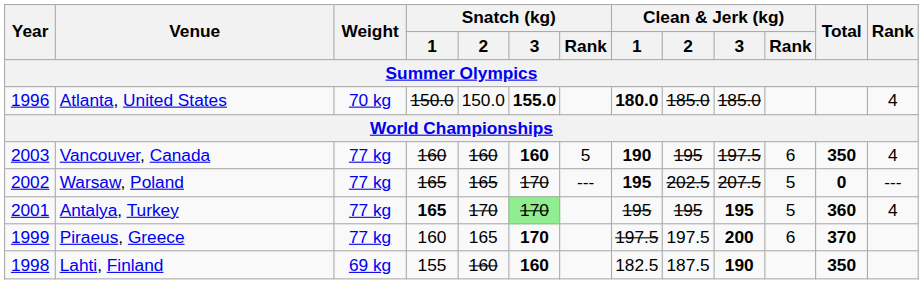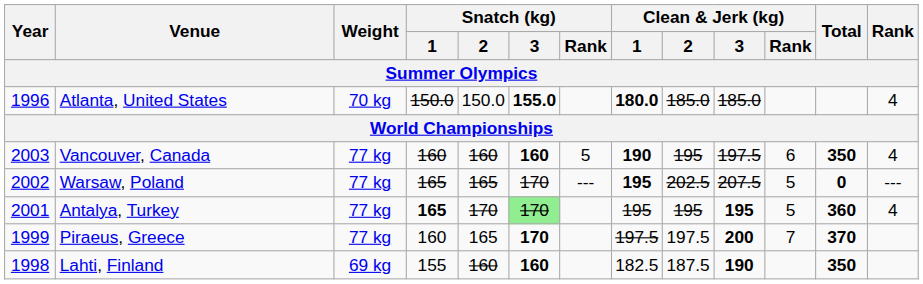(790, 237) 6 -> (790, 237) 7
